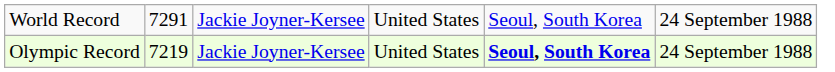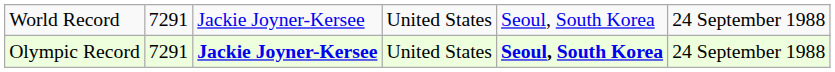(169, 51) 7219 -> (169, 51) 7291
(281, 51) normal -> (287, 51) bold
